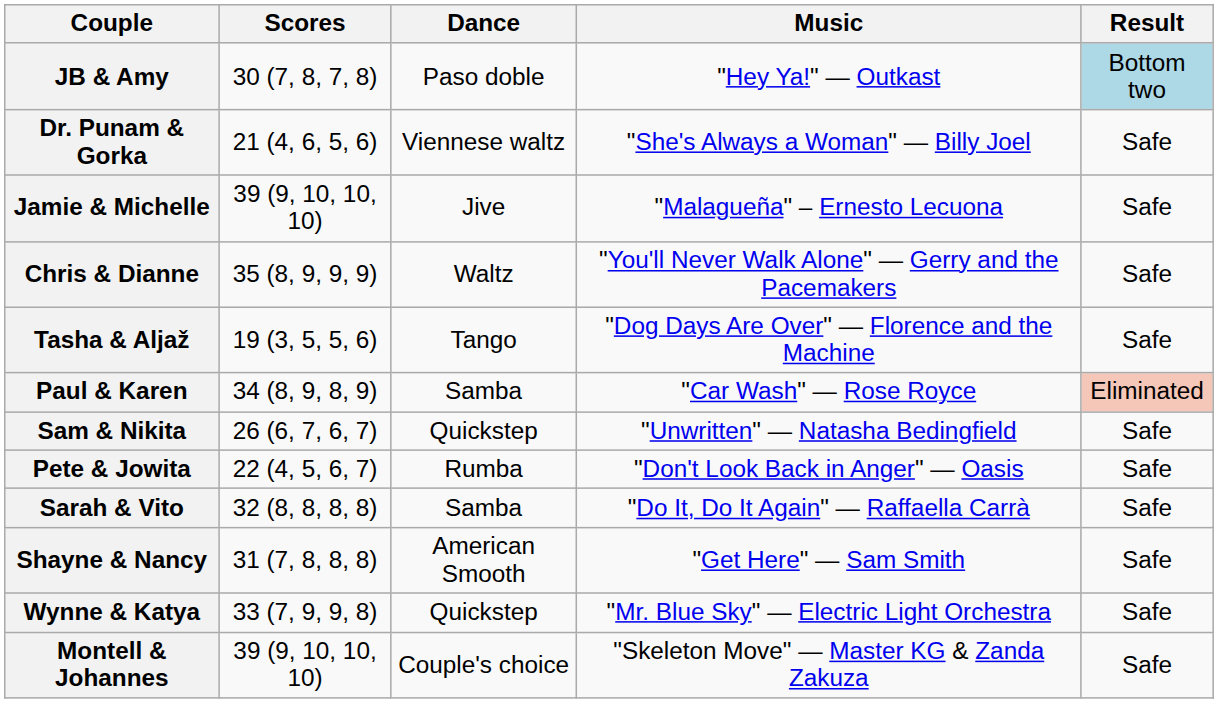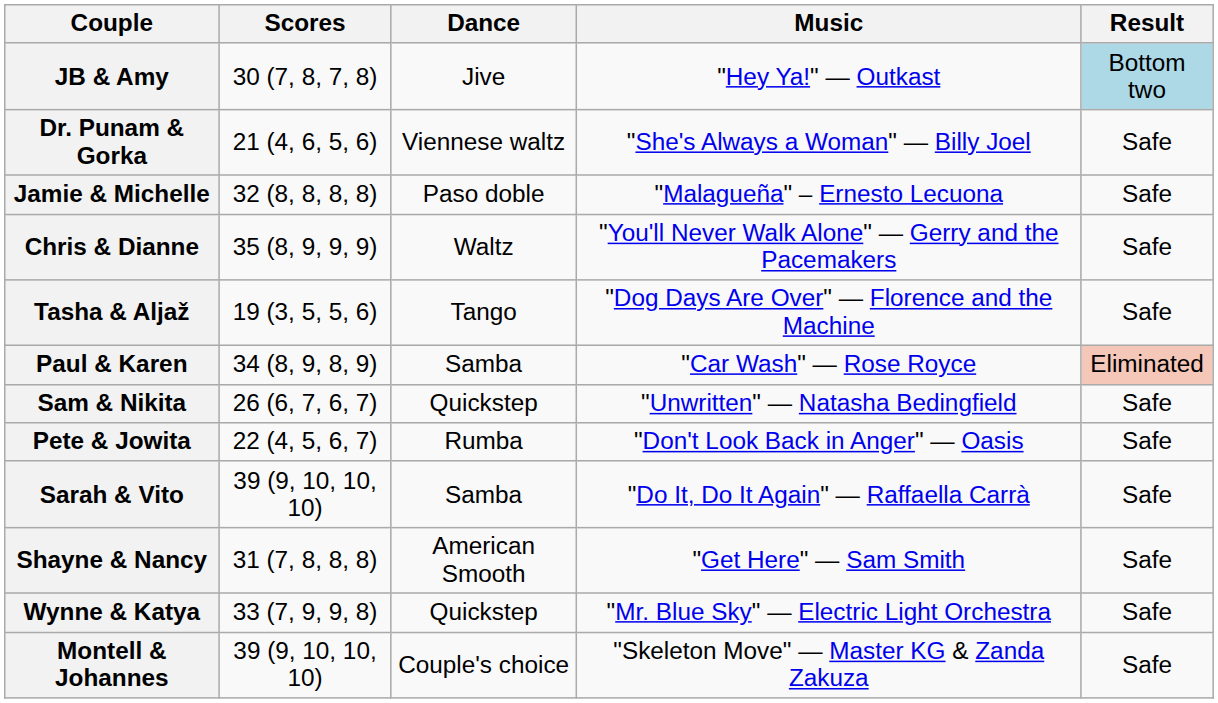(484, 76) Paso doble -> (484, 76) Jive
(305, 207) 39 (9, 10, 10, 10) -> (305, 194) 32 (8, 8, 8, 8)
(484, 207) Jive -> (484, 194) Paso doble
(305, 507) 32 (8, 8, 8, 8) -> (305, 494) 39 (9, 10, 10, 10)
